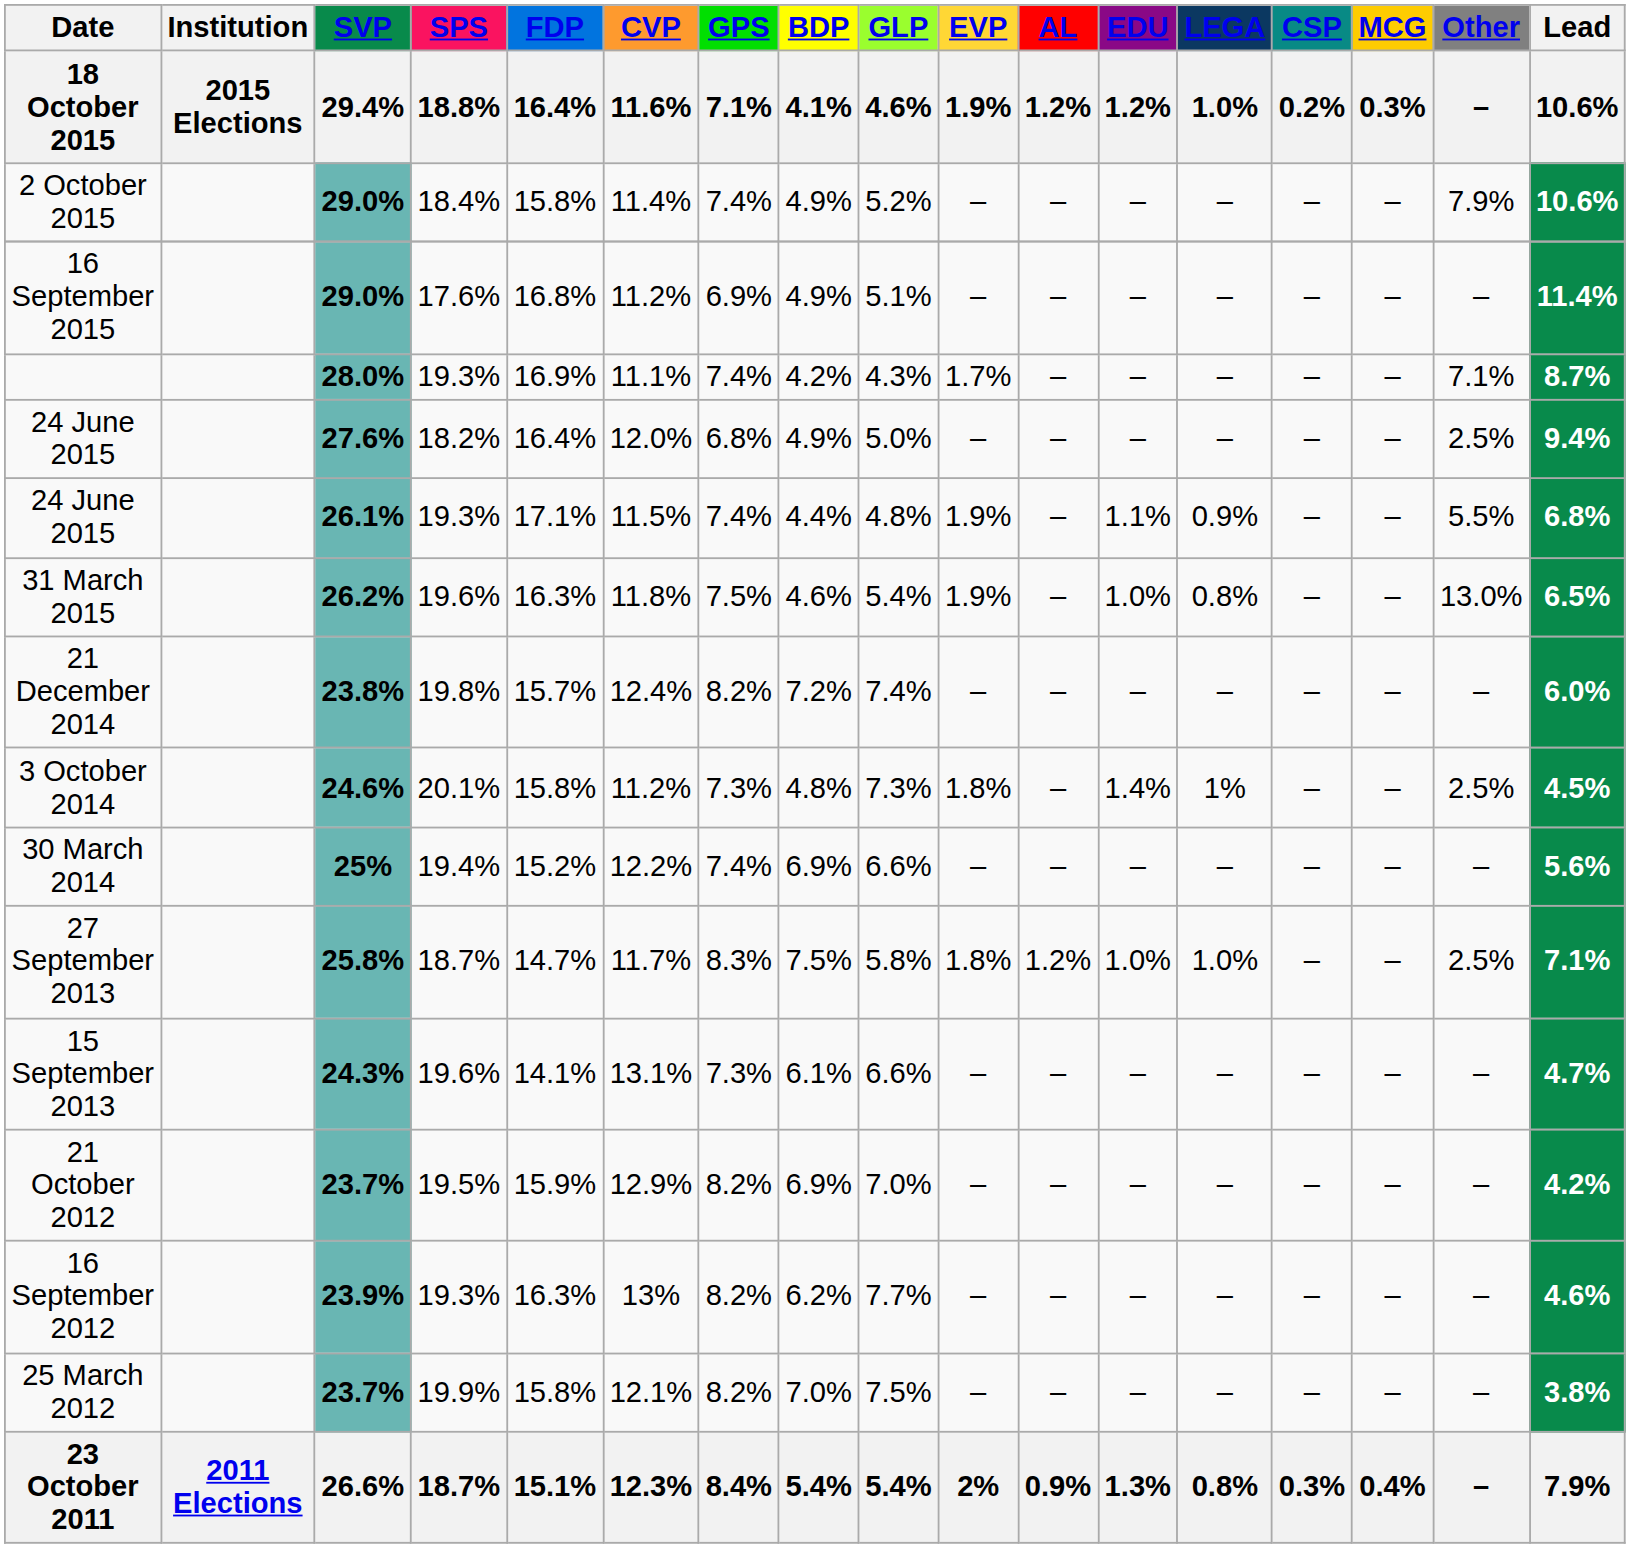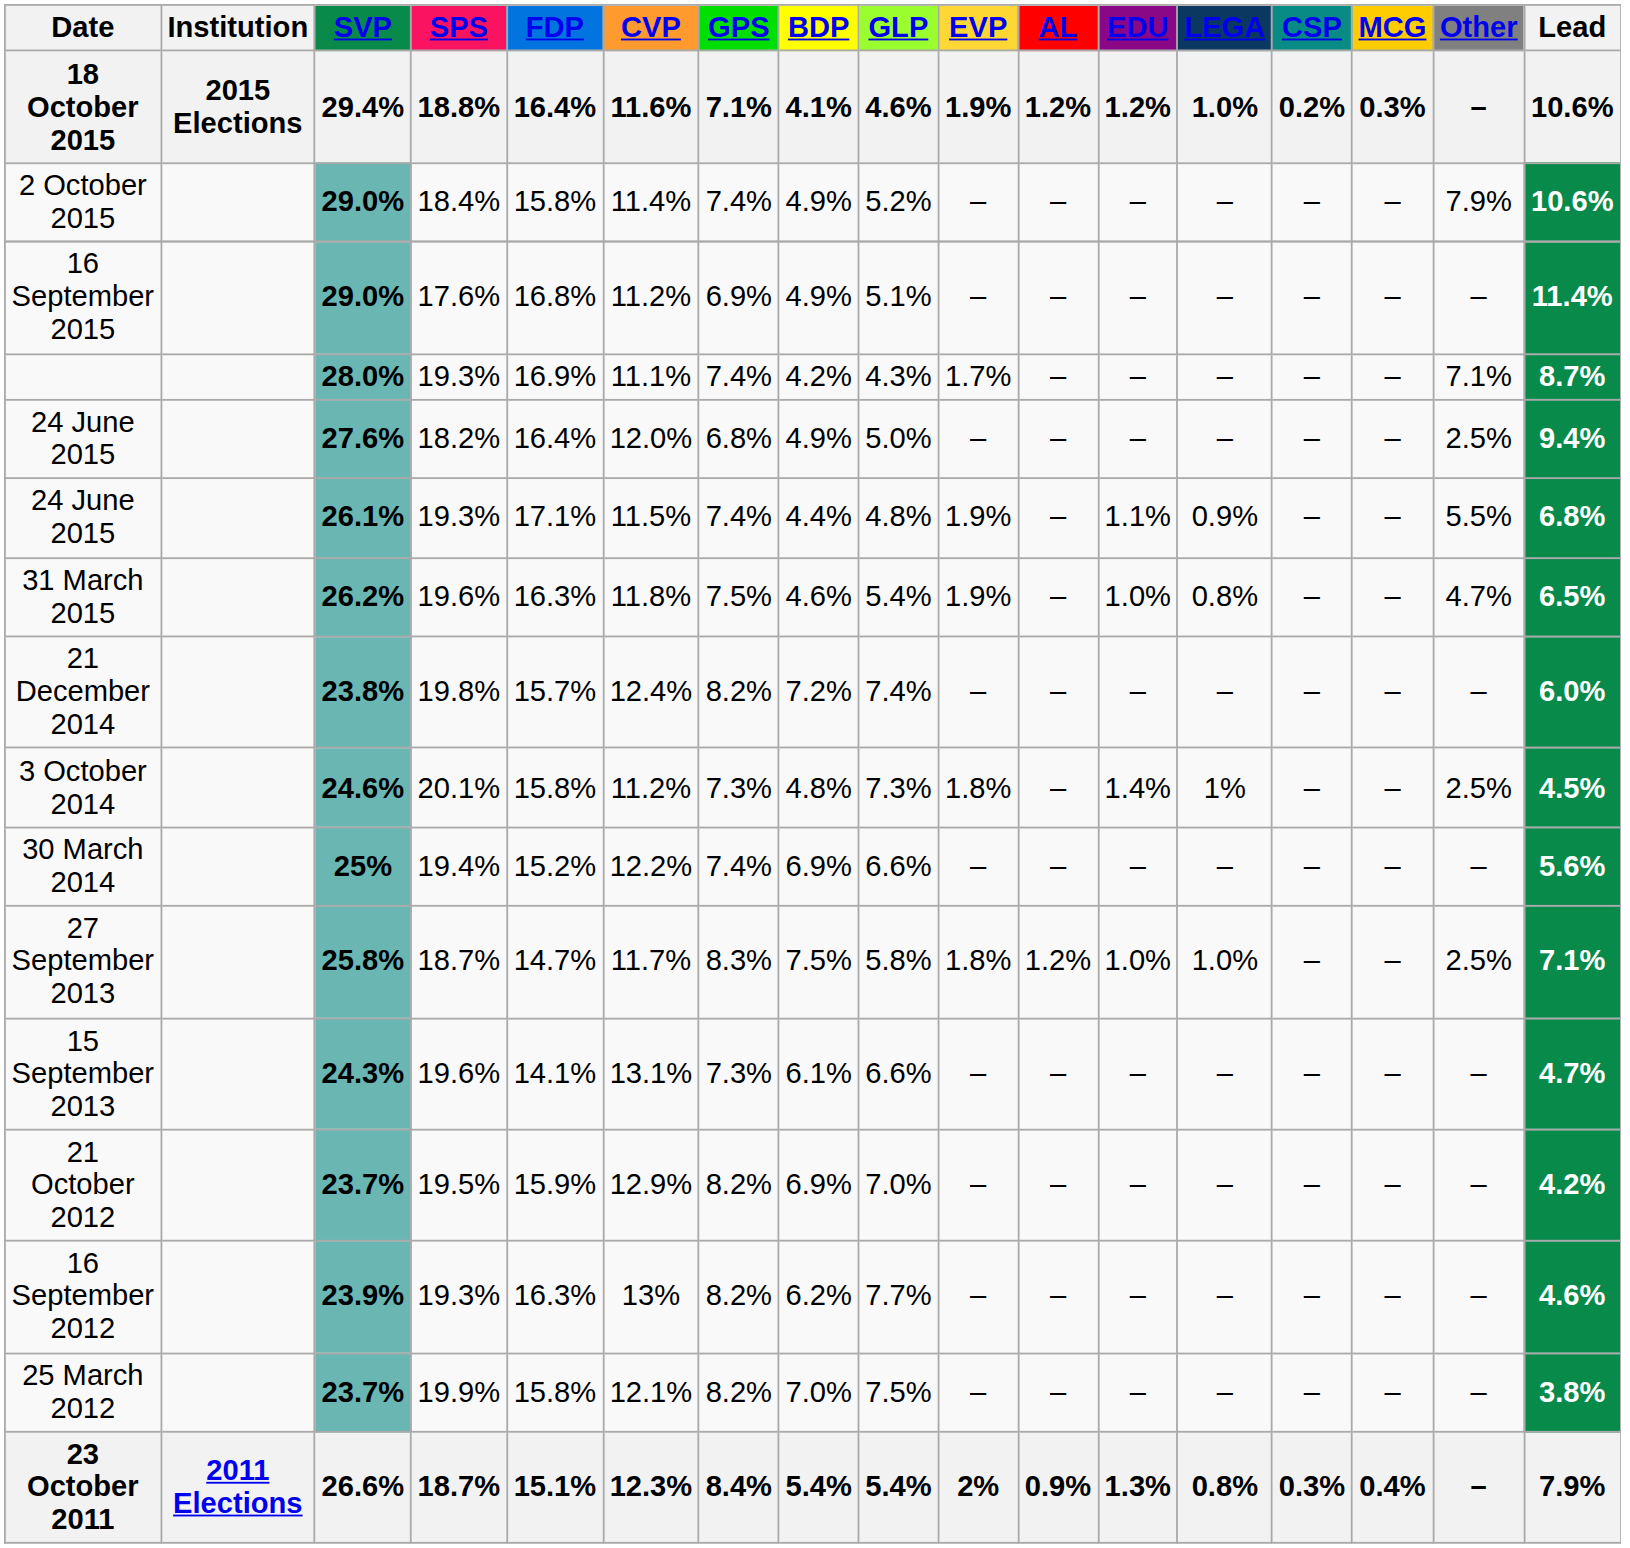(1481, 596) 13.0% -> (1479, 596) 4.7%
